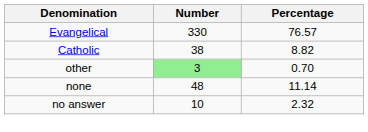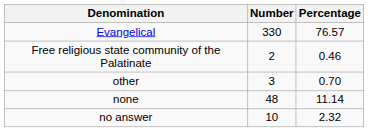- row: (79, 50)
+ row: (126, 56)
(197, 68) lightgreen background -> (272, 81) no background
